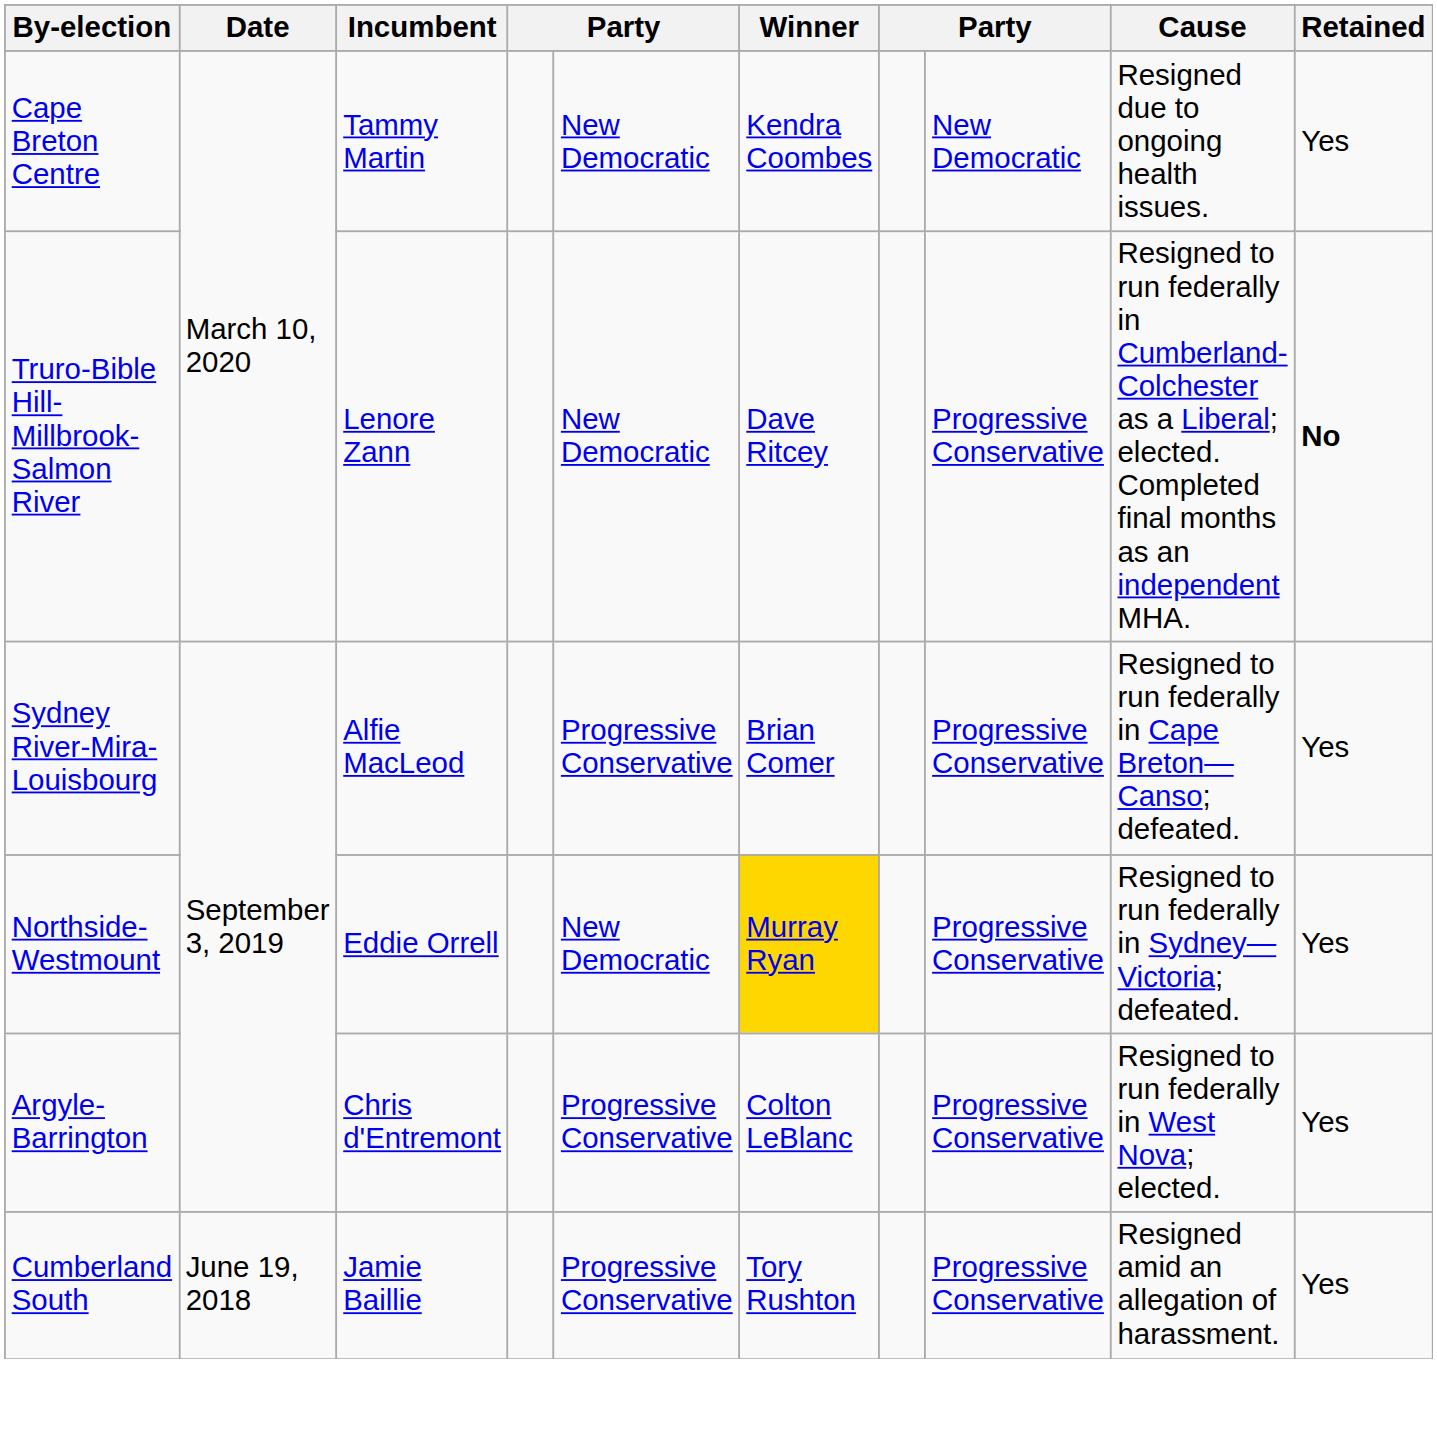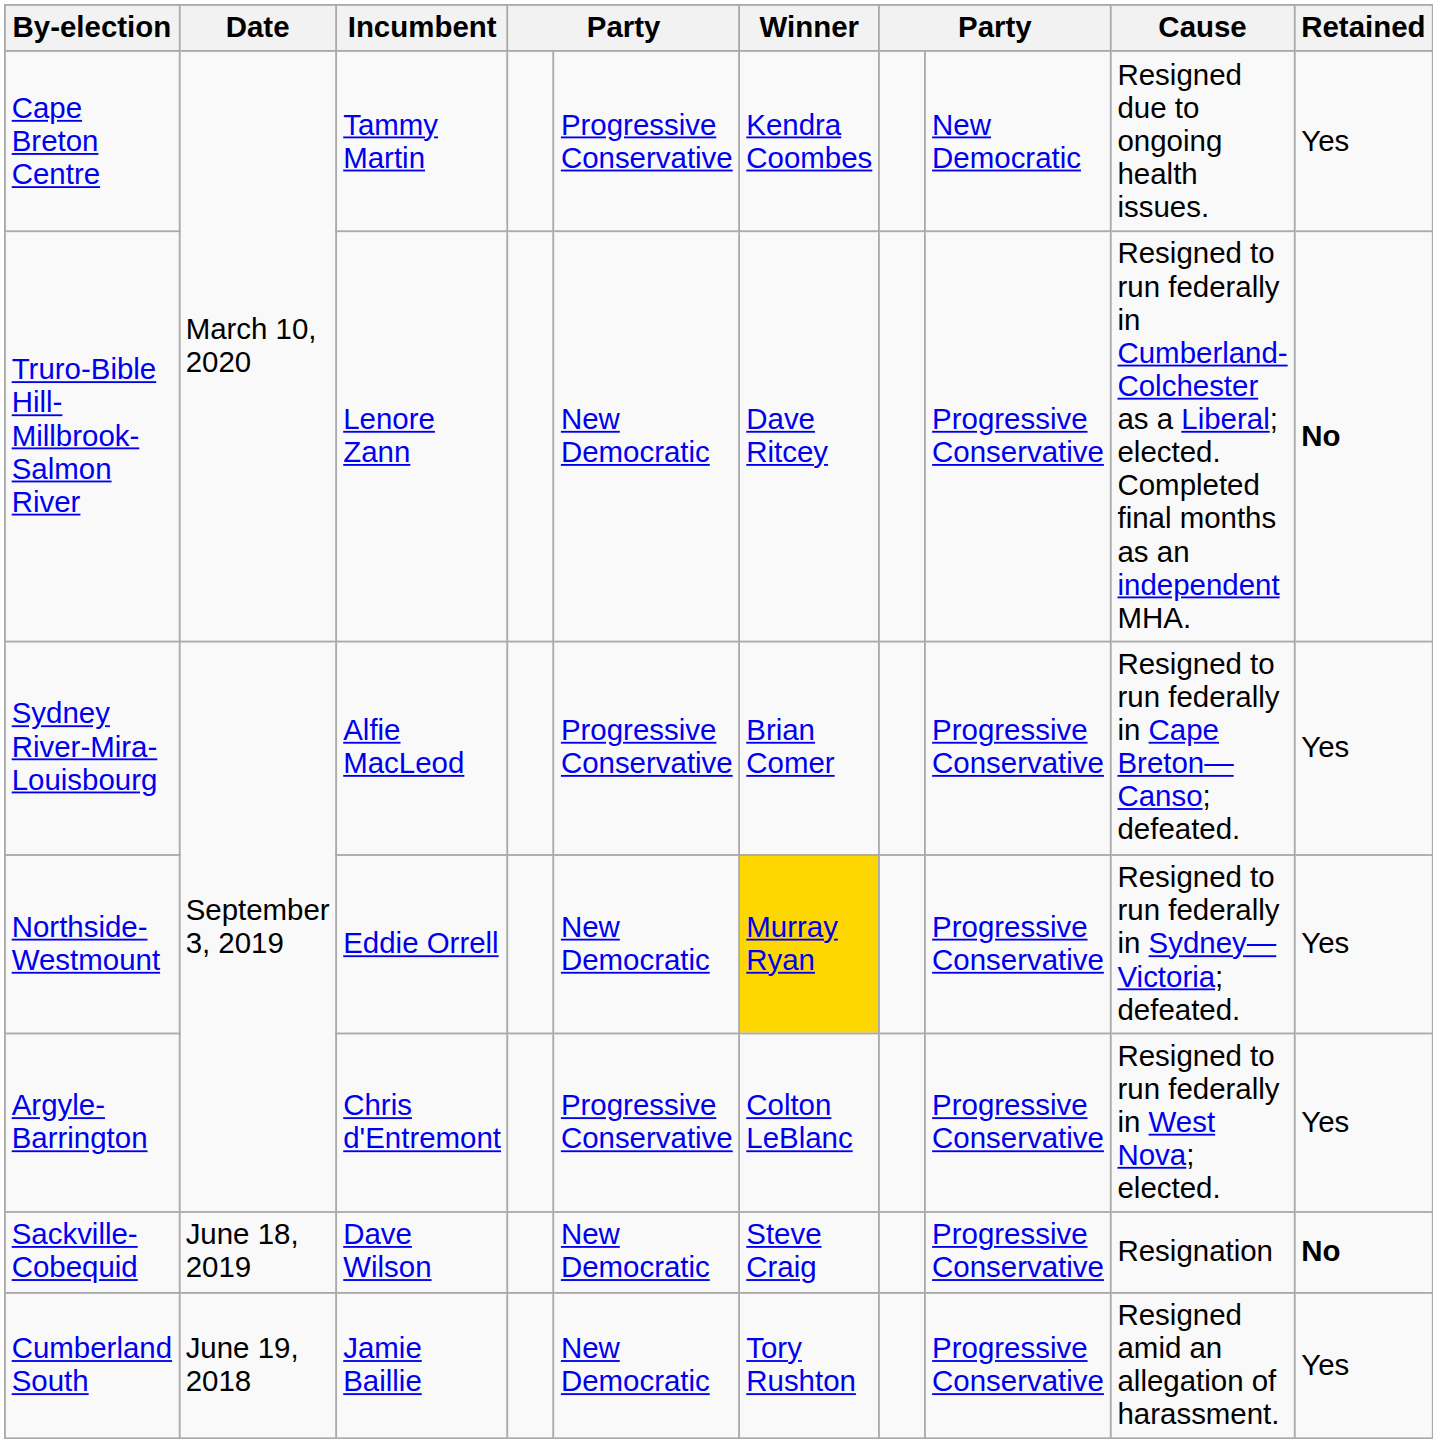(635, 140) New Democratic -> (647, 140) Progressive Conservative
+ row: (75, 1251)
(647, 1285) Progressive Conservative -> (635, 1364) New Democratic
